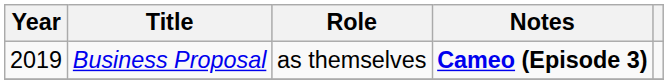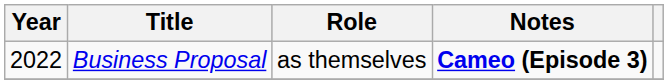(36, 60) 2019 -> (36, 60) 2022
